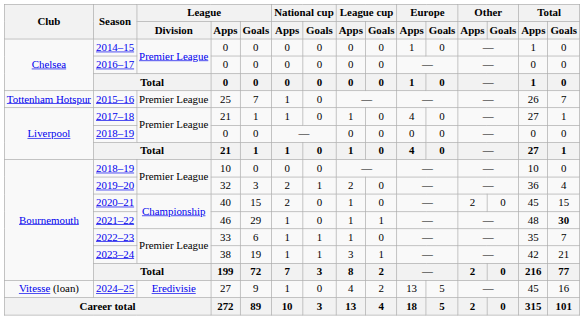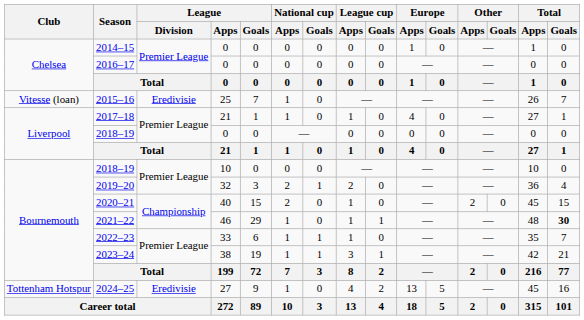(49, 99) Tottenham Hotspur -> (49, 99) Vitesse (loan)
(174, 99) Premier League -> (174, 99) Eredivisie
(49, 289) Vitesse (loan) -> (49, 289) Tottenham Hotspur
